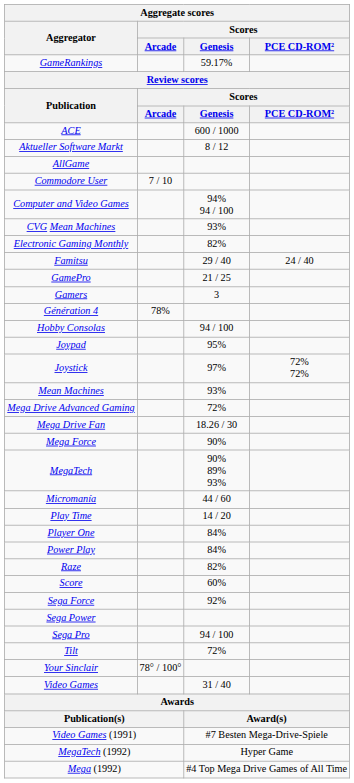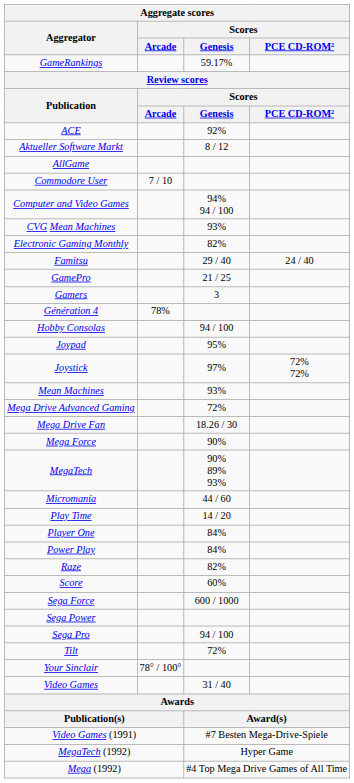(217, 131) 600 / 1000 -> (217, 131) 92%
(217, 600) 92% -> (217, 600) 600 / 1000
